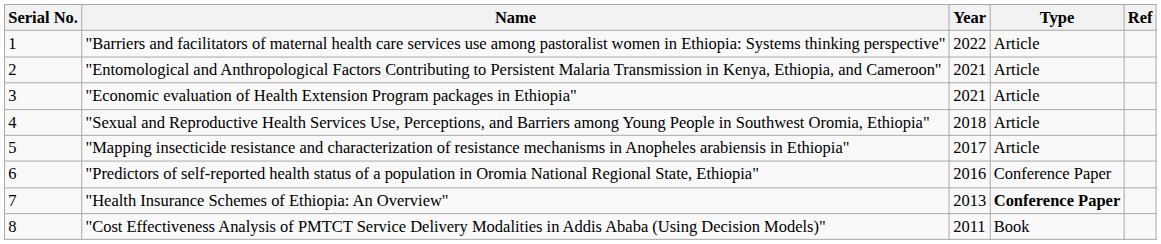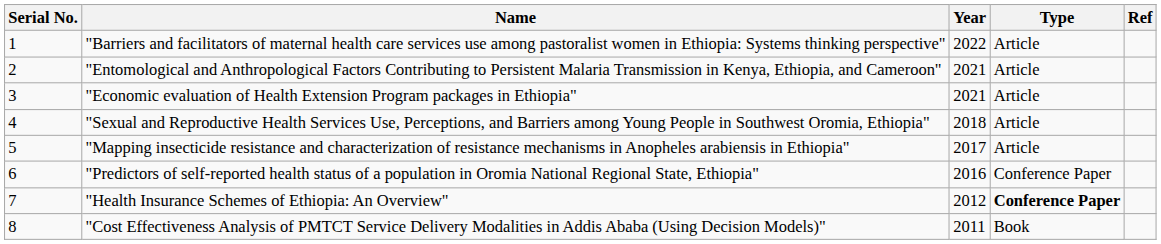(970, 200) 2013 -> (970, 200) 2012
